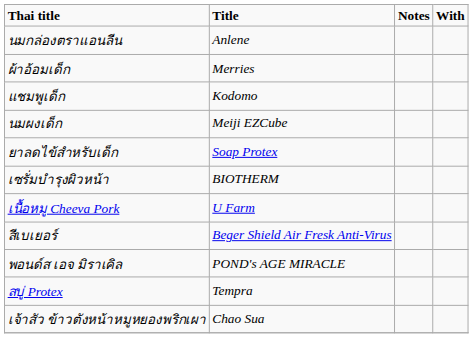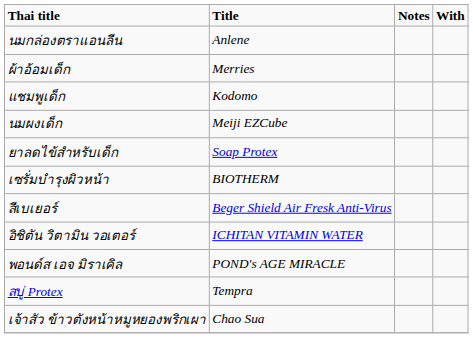- row: (63, 208)
+ row: (71, 236)
